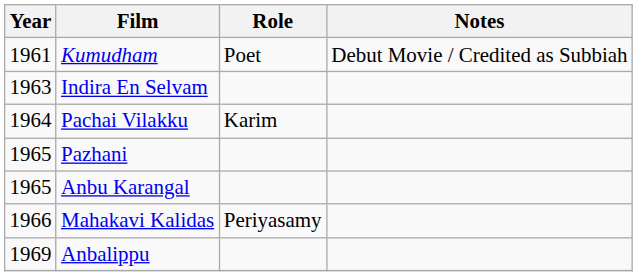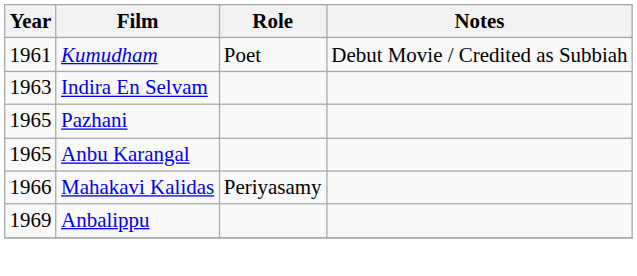- row: (125, 120)
